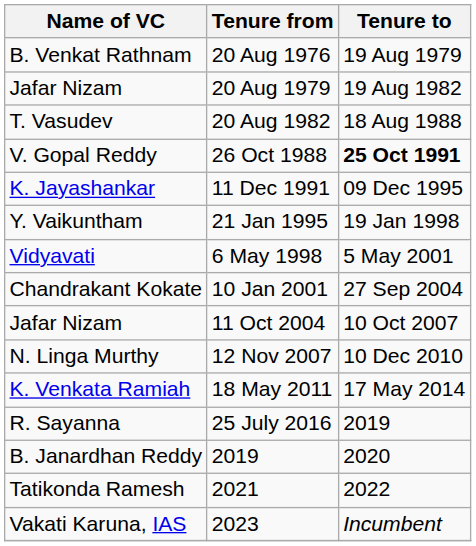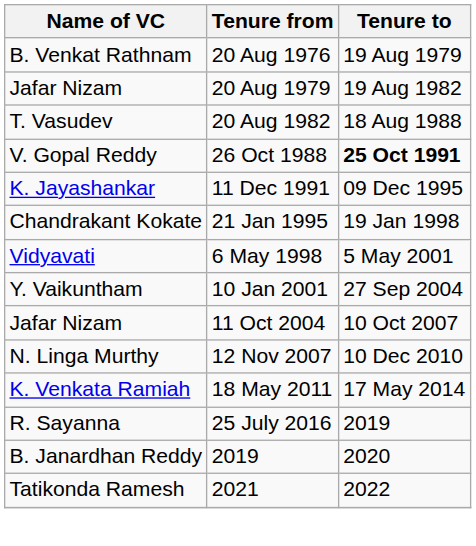(76, 222) Y. Vaikuntham -> (106, 222) Chandrakant Kokate
(106, 289) Chandrakant Kokate -> (76, 289) Y. Vaikuntham
- row: (235, 523)
